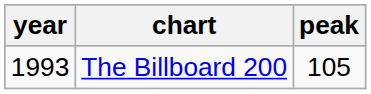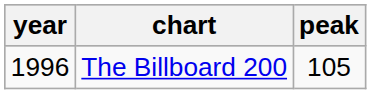(40, 66) 1993 -> (40, 66) 1996
